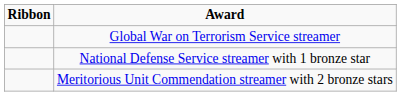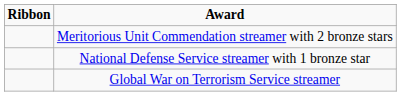rows swapped: (225, 79) <-> (225, 36)
